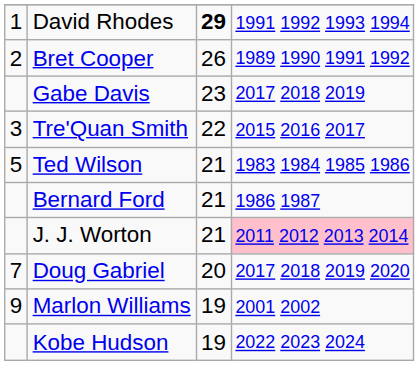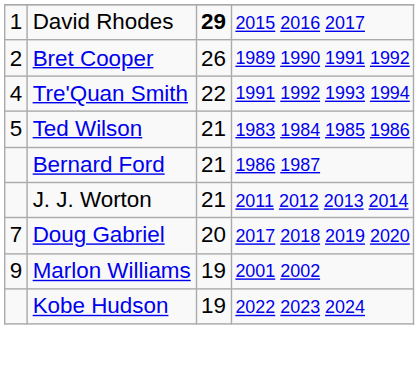(323, 22) 1991 1992 1993 1994 -> (300, 22) 2015 2016 2017
- row: (91, 93)
(16, 128) 3 -> (16, 93) 4
(300, 129) 2015 2016 2017 -> (323, 94) 1991 1992 1993 1994
(322, 236) pink background -> (322, 200) no background
